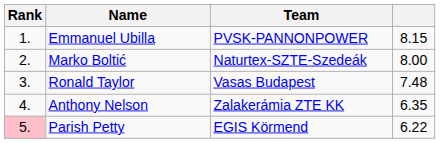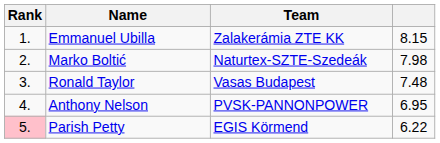(291, 37) PVSK-PANNONPOWER -> (279, 37) Zalakerámia ZTE KK
(414, 60) 8.00 -> (414, 60) 7.98
(279, 104) Zalakerámia ZTE KK -> (291, 104) PVSK-PANNONPOWER
(414, 104) 6.35 -> (414, 104) 6.95
